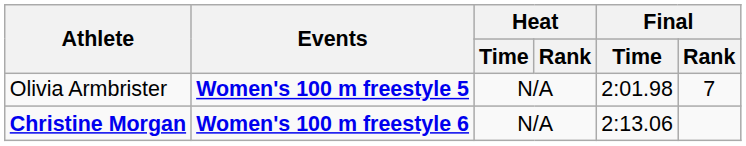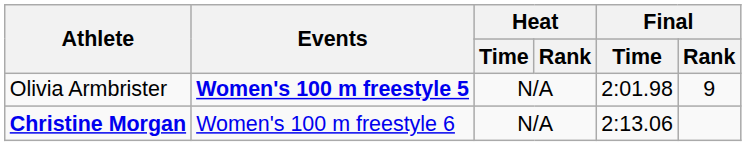(709, 90) 7 -> (709, 90) 9
(333, 124) bold -> (326, 124) normal
